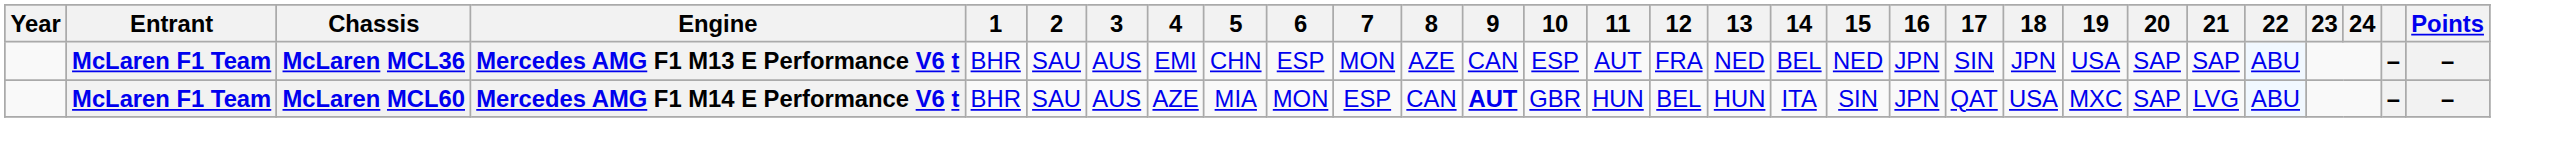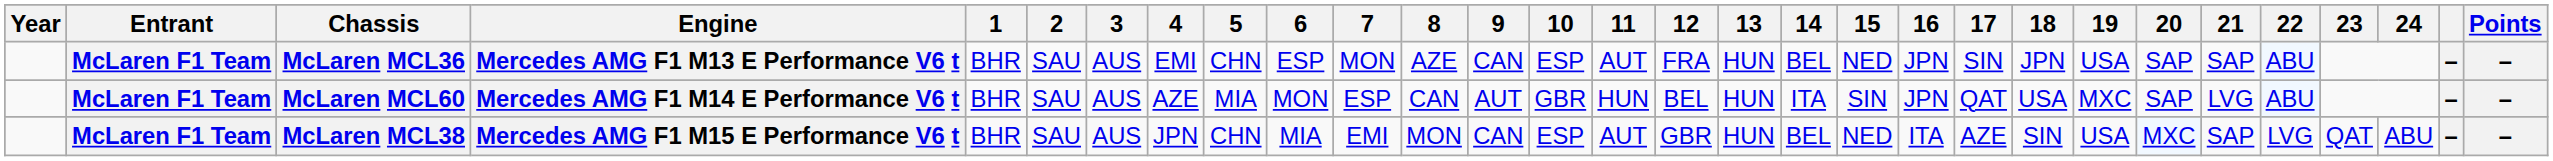(1740, 61) NED -> (1749, 61) HUN
(1493, 98) bold -> (1498, 98) normal
+ row: (374, 136)
